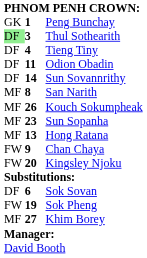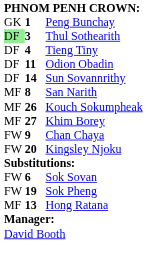- row: (77, 121)
rows swapped: (75, 219) <-> (77, 135)
(12, 191) DF -> (13, 177) FW
